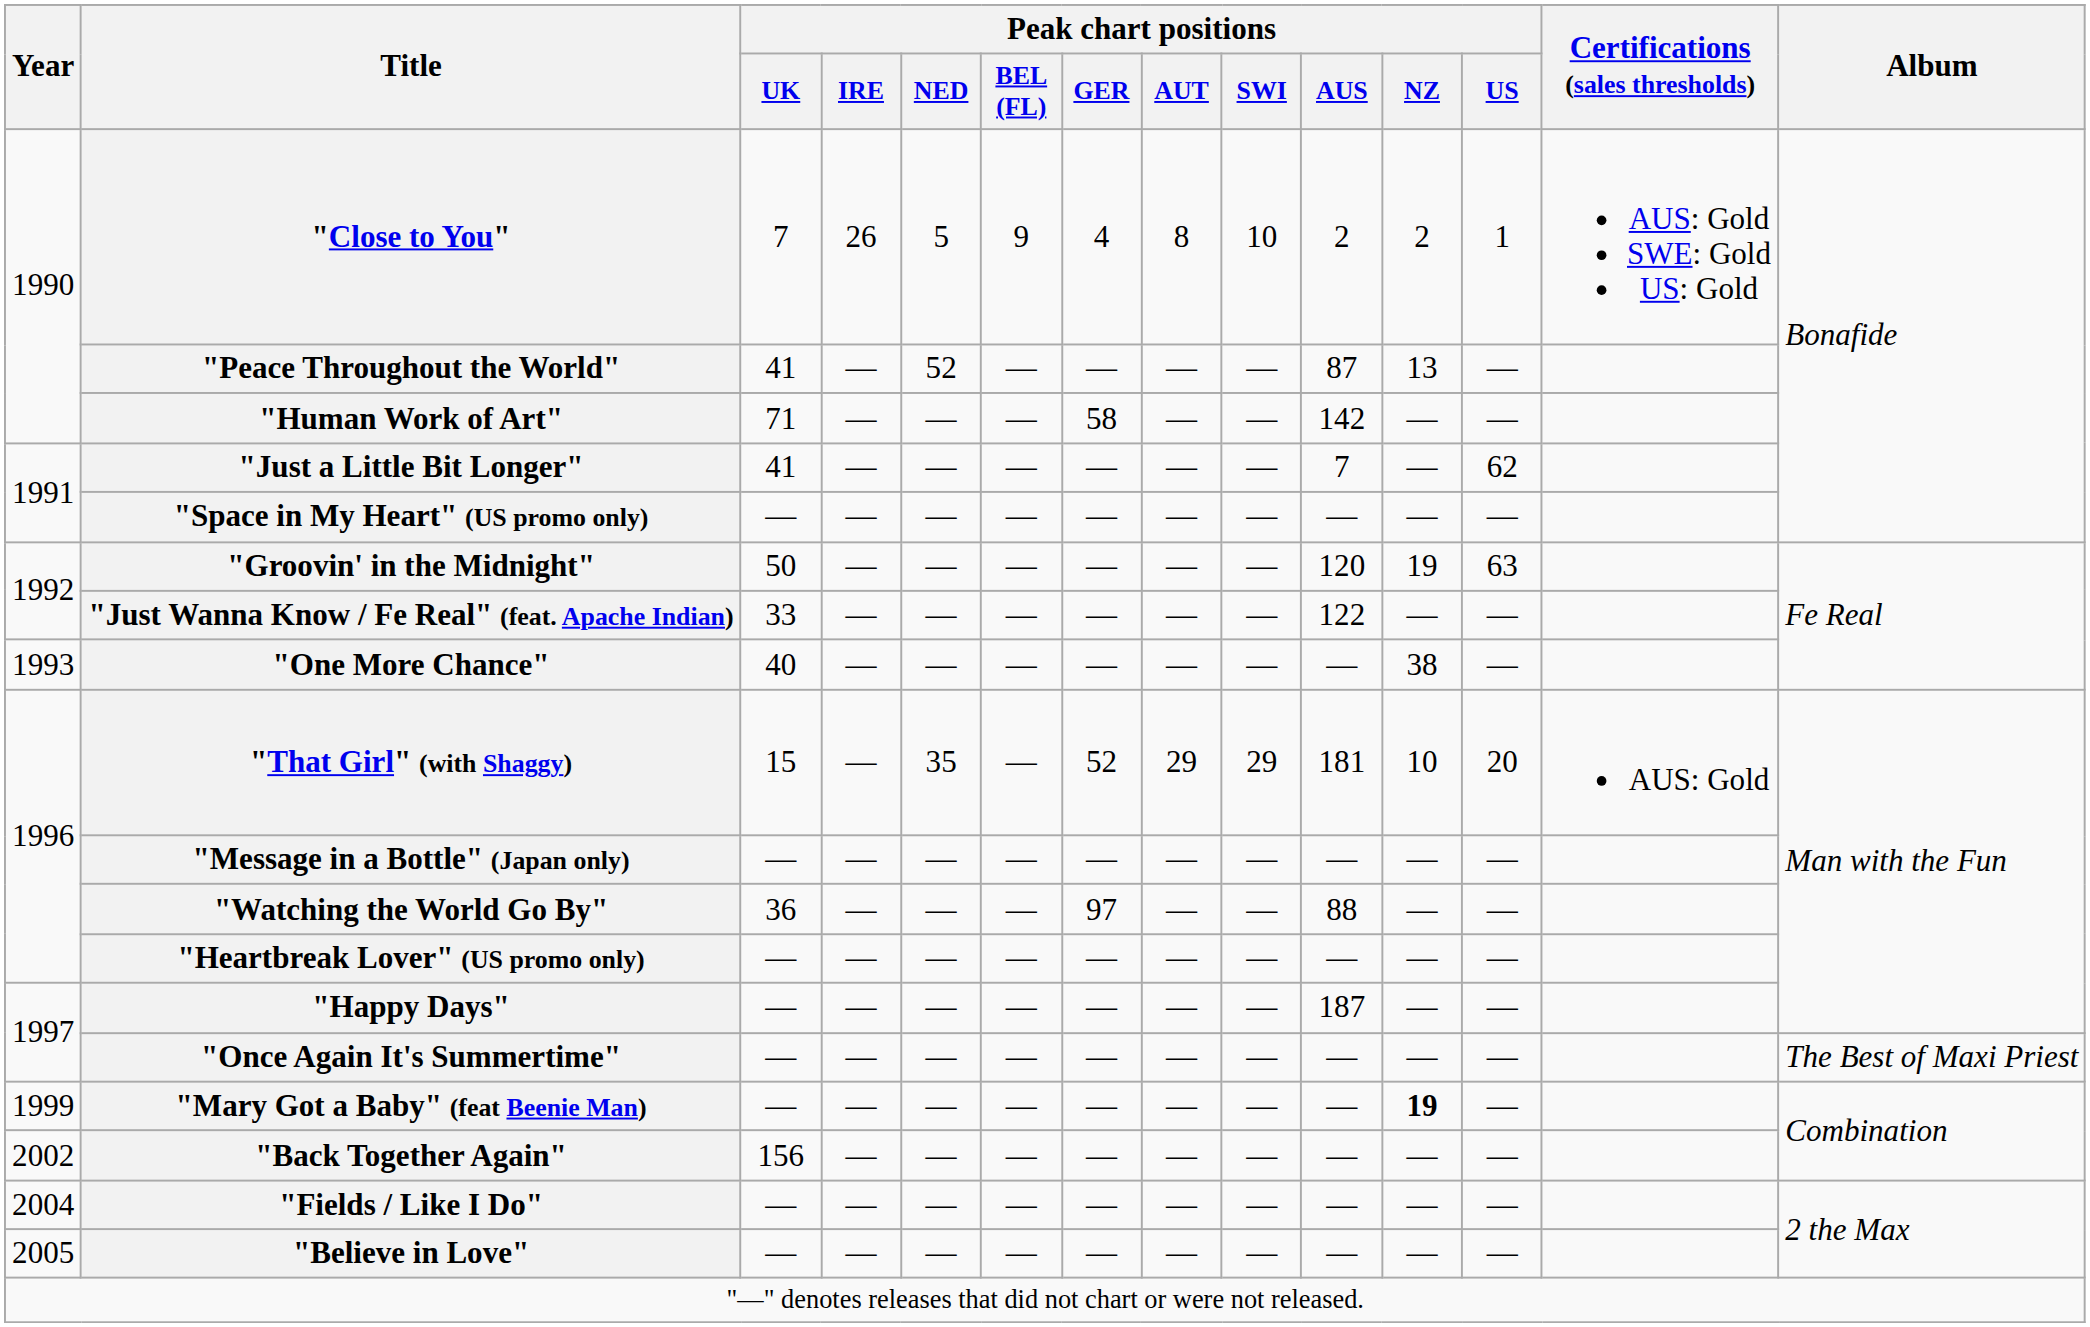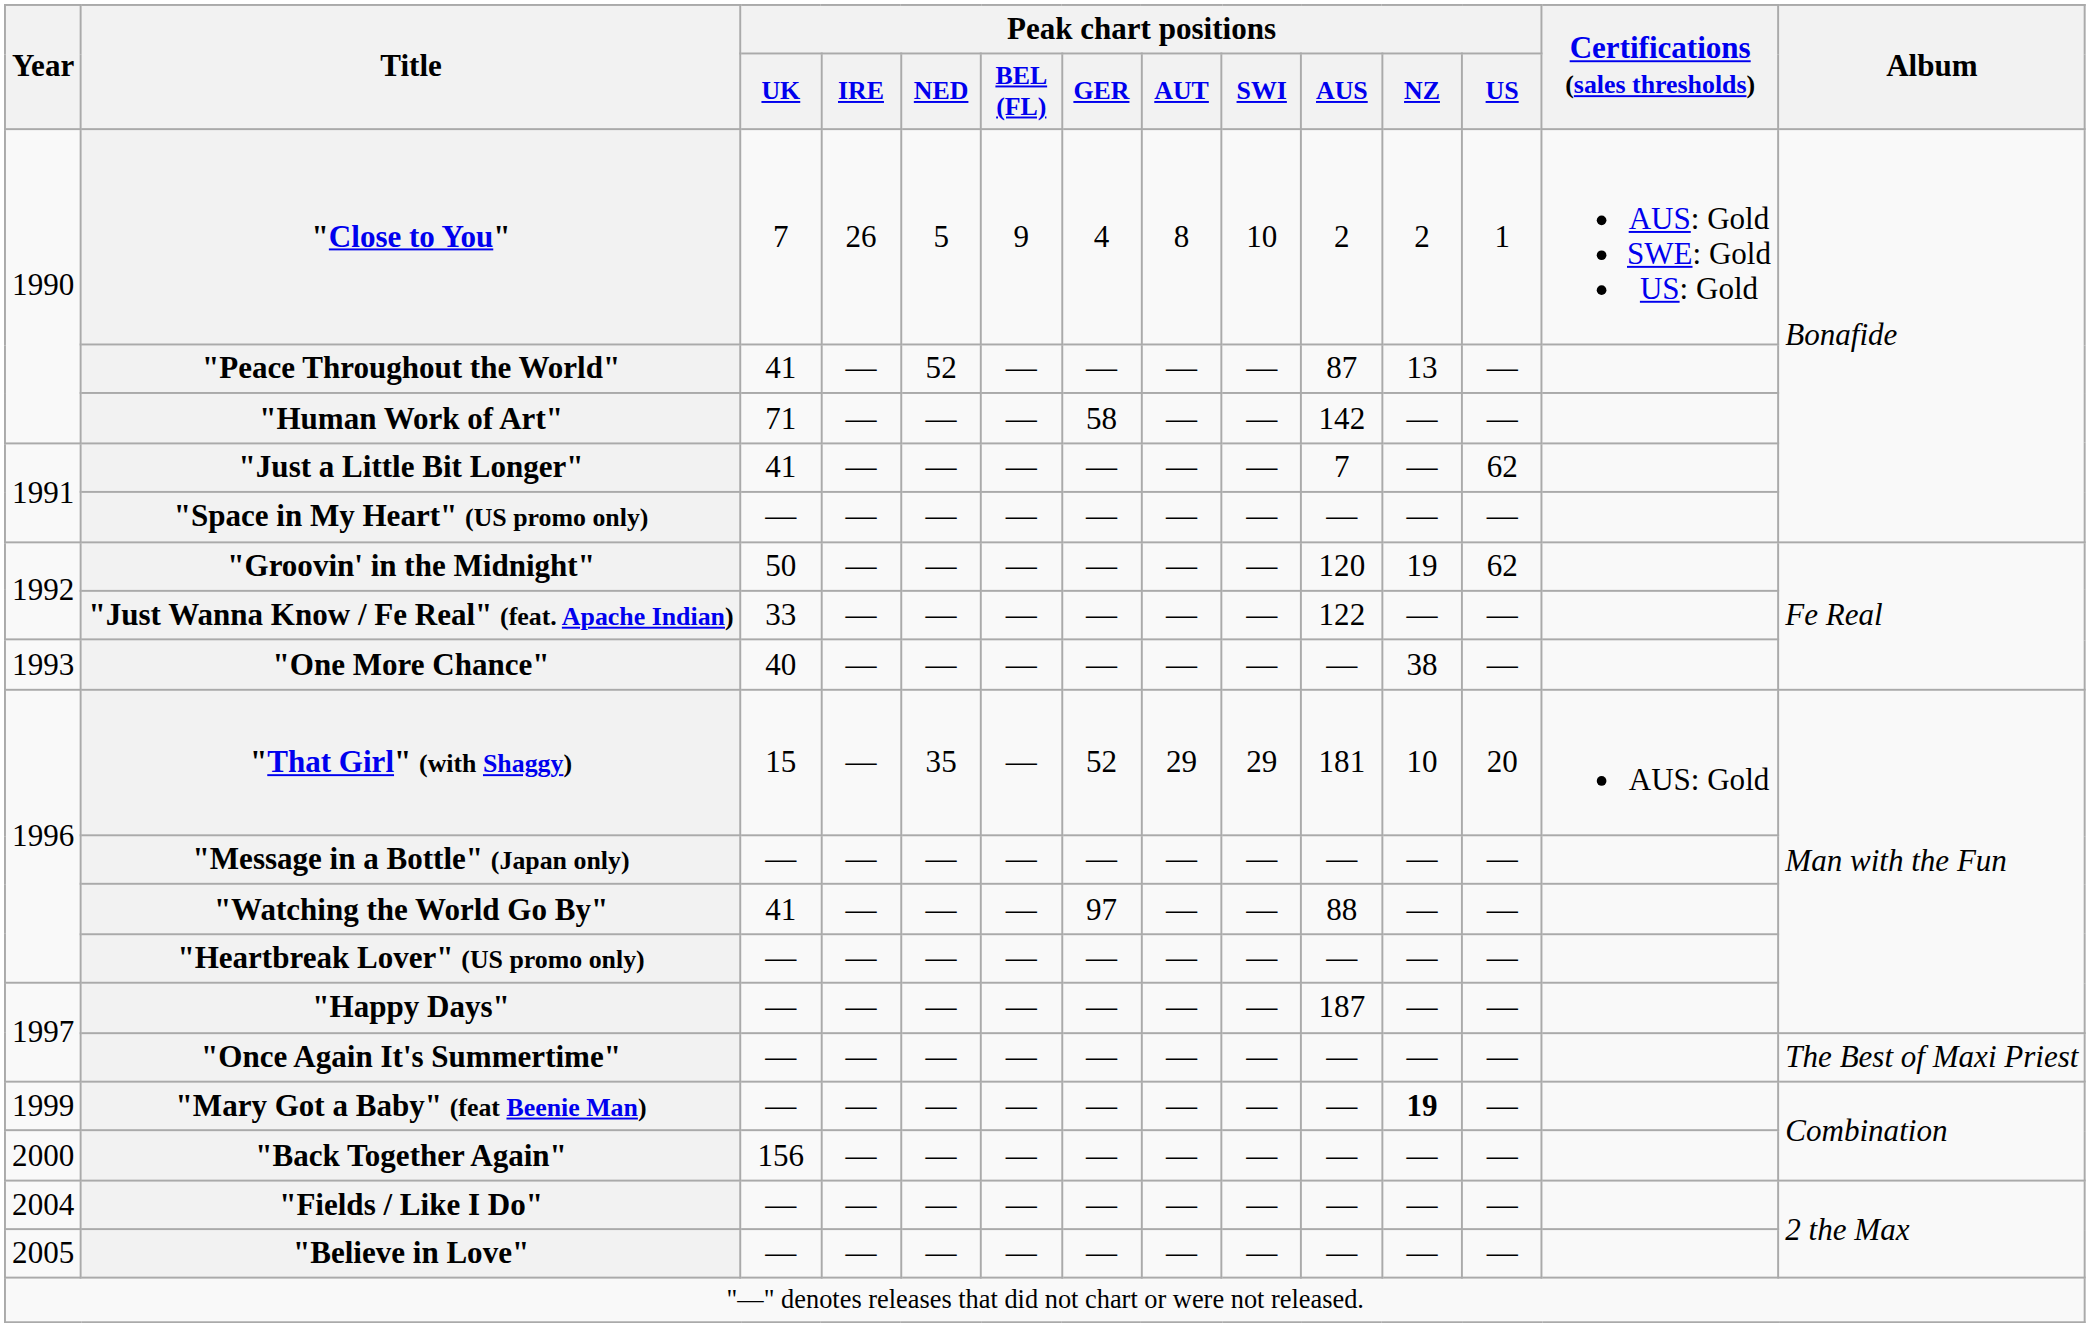(1502, 565) 63 -> (1502, 565) 62
(781, 908) 36 -> (781, 908) 41
(43, 1154) 2002 -> (43, 1154) 2000
